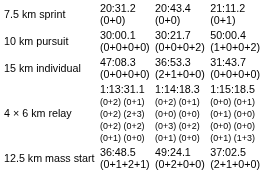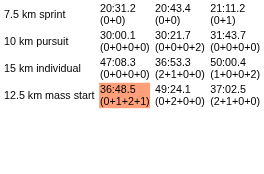(235, 42) 50:00.4 (1+0+0+2) -> (235, 42) 31:43.7 (0+0+0+0)
(235, 68) 31:43.7 (0+0+0+0) -> (235, 68) 50:00.4 (1+0+0+2)
- row: (38, 113)
(125, 158) no background -> (125, 95) lightsalmon background
